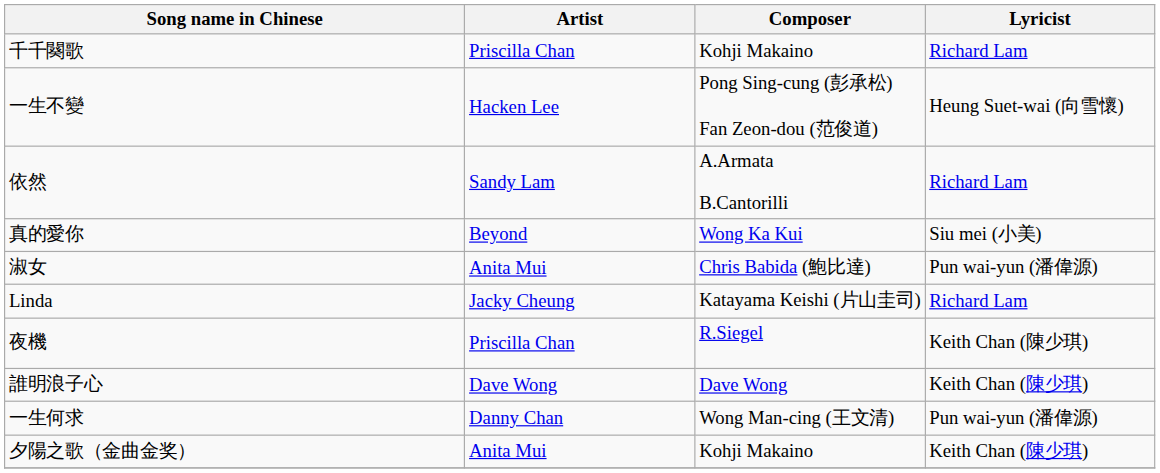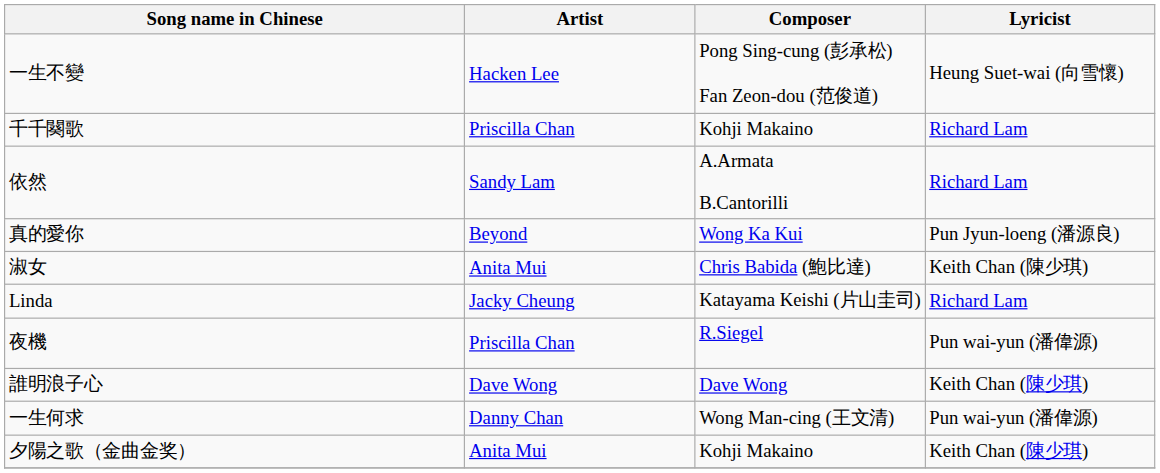rows swapped: (46, 106) <-> (46, 50)
(985, 234) Siu mei (小美) -> (1024, 234) Pun Jyun-loeng (潘源良)
(1013, 267) Pun wai-yun (潘偉源) -> (1009, 267) Keith Chan (陳少琪)
(1009, 342) Keith Chan (陳少琪) -> (1013, 342) Pun wai-yun (潘偉源)
